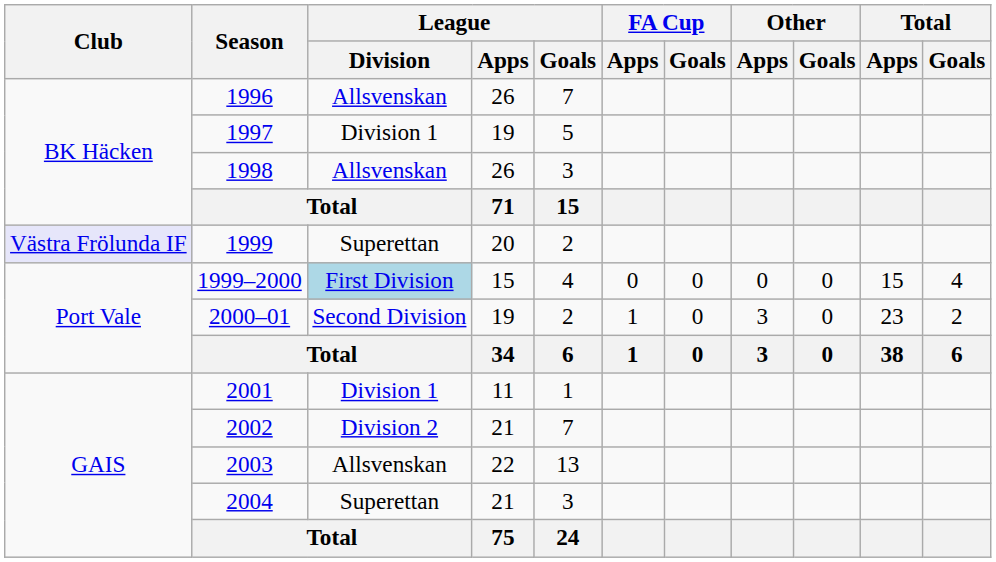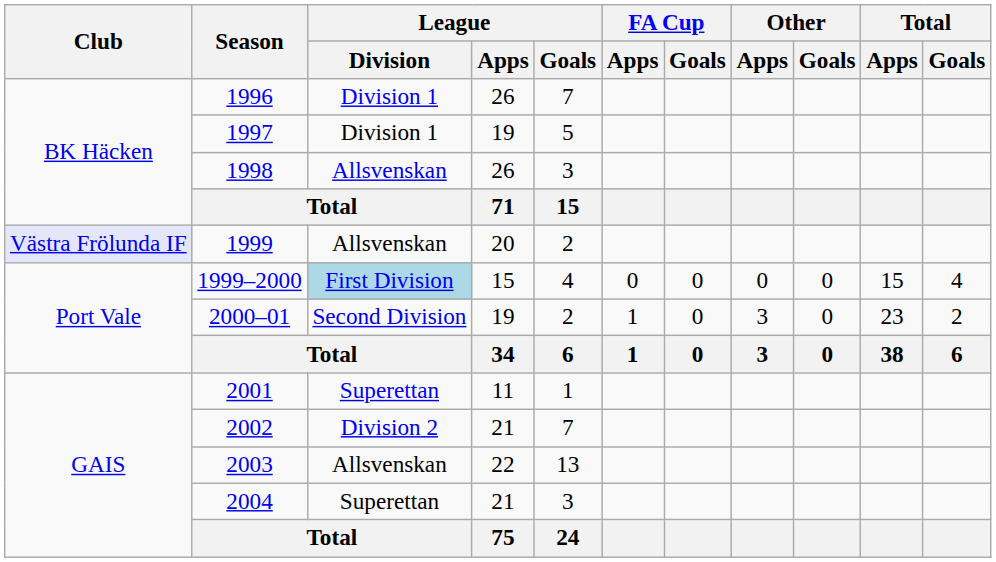(389, 96) Allsvenskan -> (389, 96) Division 1
(389, 243) Superettan -> (389, 243) Allsvenskan
(389, 390) Division 1 -> (389, 390) Superettan
